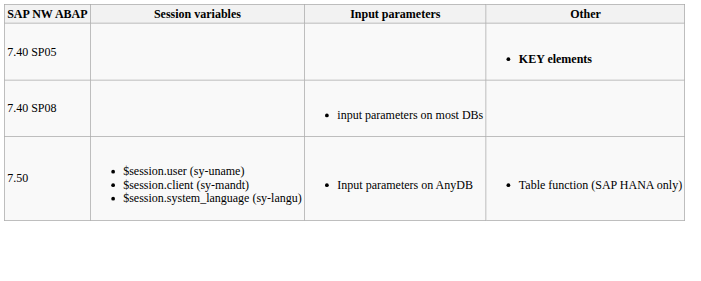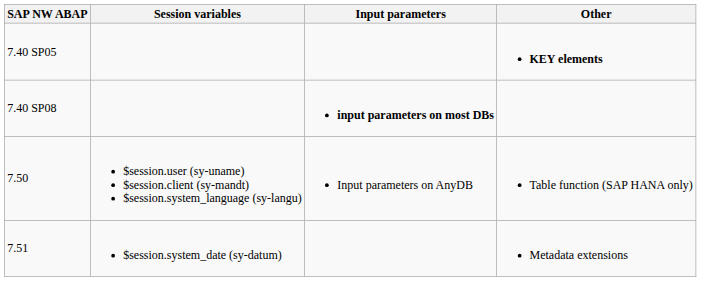(395, 115) normal -> (401, 115) bold
+ row: (18, 248)
